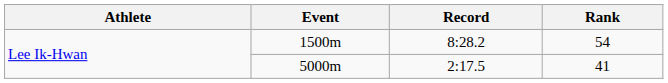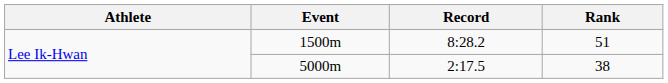(603, 41) 54 -> (603, 41) 51
(603, 66) 41 -> (603, 66) 38
